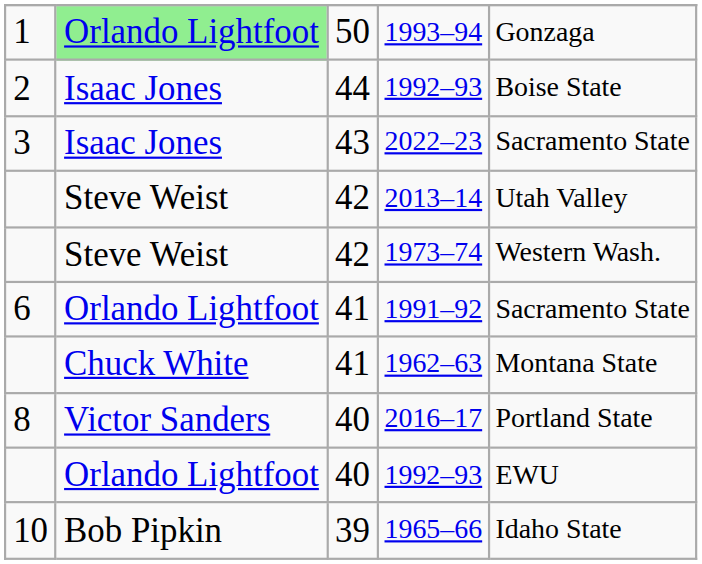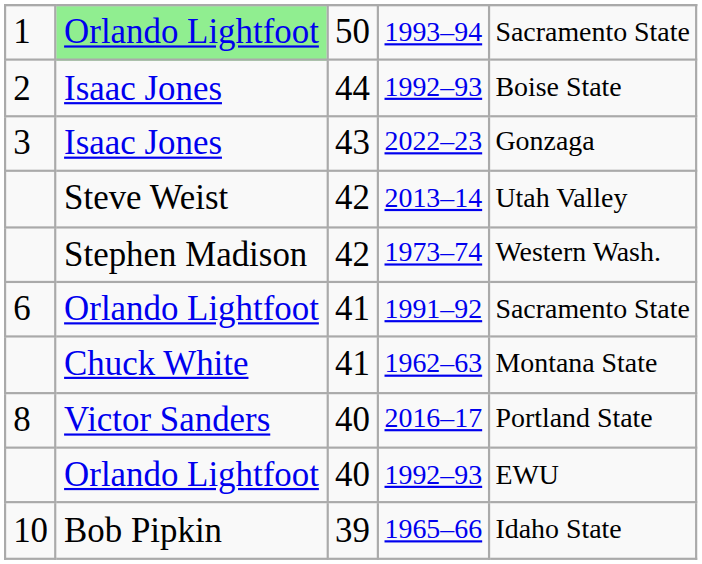(545, 32) Gonzaga -> (593, 32) Sacramento State
(593, 142) Sacramento State -> (545, 142) Gonzaga
(146, 253) Steve Weist -> (186, 253) Stephen Madison
